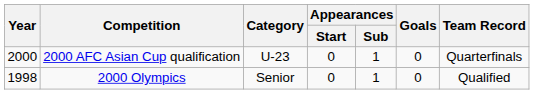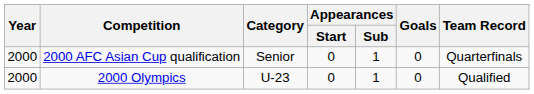(275, 57) U-23 -> (275, 57) Senior
(22, 78) 1998 -> (22, 78) 2000
(275, 78) Senior -> (275, 78) U-23
